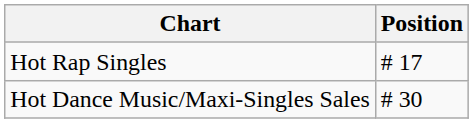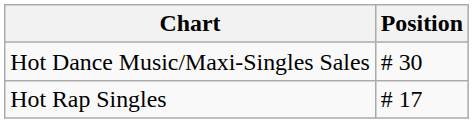rows swapped: (88, 61) <-> (190, 99)
